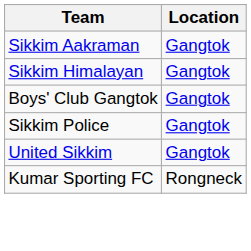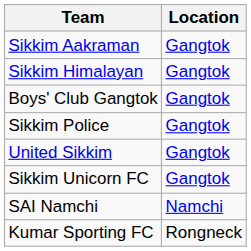+ row: (79, 179)
+ row: (53, 206)
